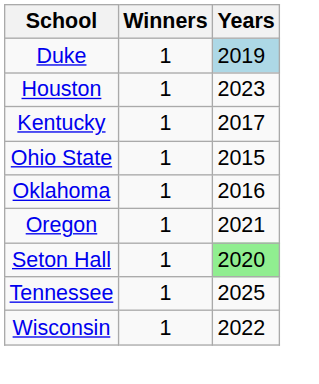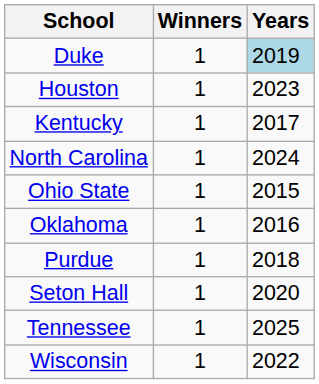+ row: (79, 157)
- row: (61, 225)
+ row: (79, 259)
(241, 259) lightgreen background -> (276, 293) no background
